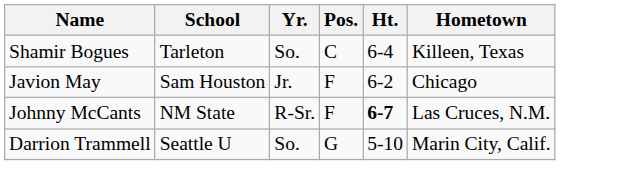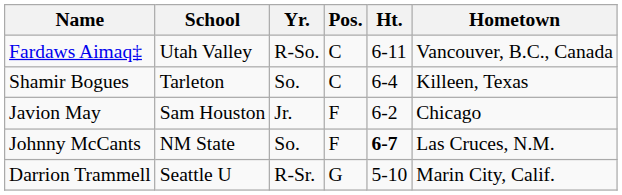+ row: (76, 50)
(295, 112) R-Sr. -> (287, 143) So.
(287, 143) So. -> (295, 174) R-Sr.
